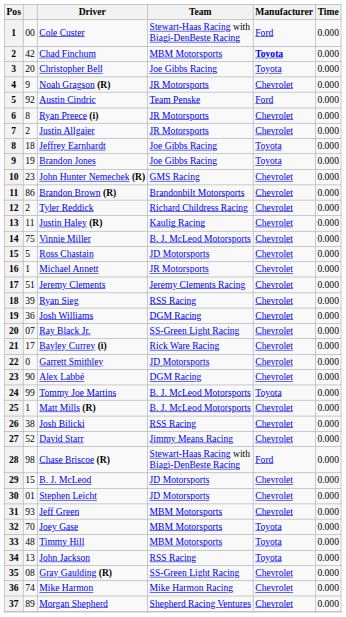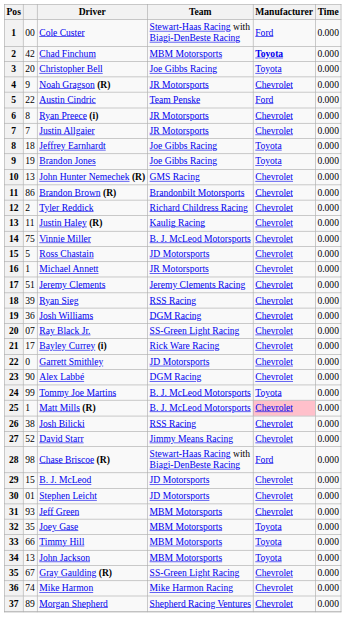(30, 99) 92 -> (30, 99) 22
(28, 130) 2 -> (28, 130) 7
(30, 176) 23 -> (30, 176) 13
(274, 407) no background -> (274, 407) pink background
(30, 526) 70 -> (30, 526) 35
(30, 542) 48 -> (30, 542) 66
(173, 557) RSS Racing -> (186, 557) MBM Motorsports
(30, 572) 08 -> (30, 572) 67
